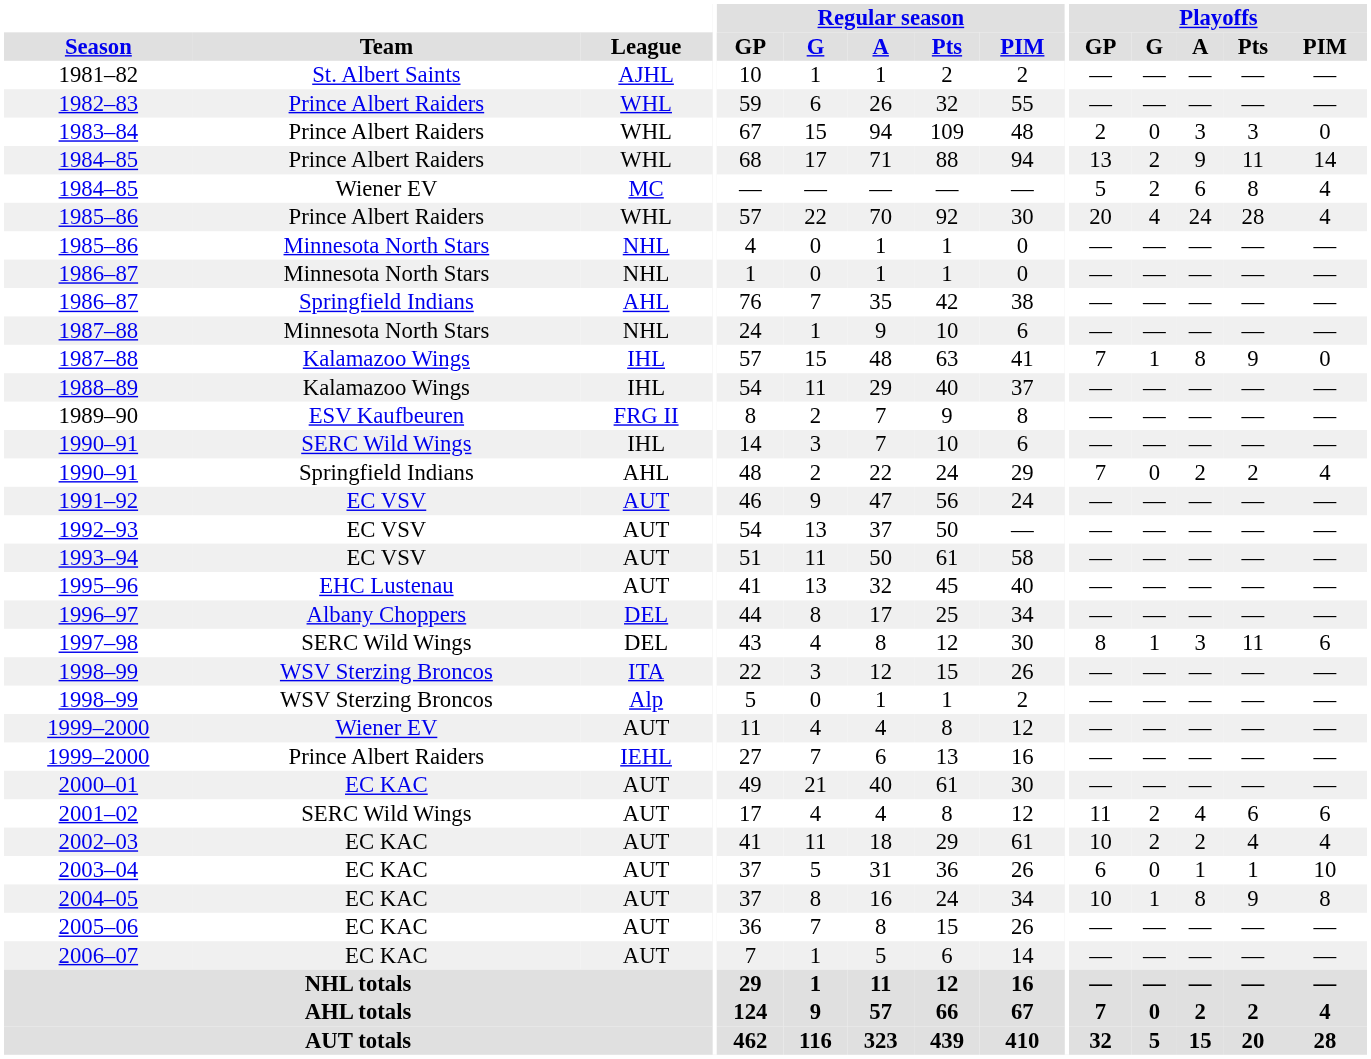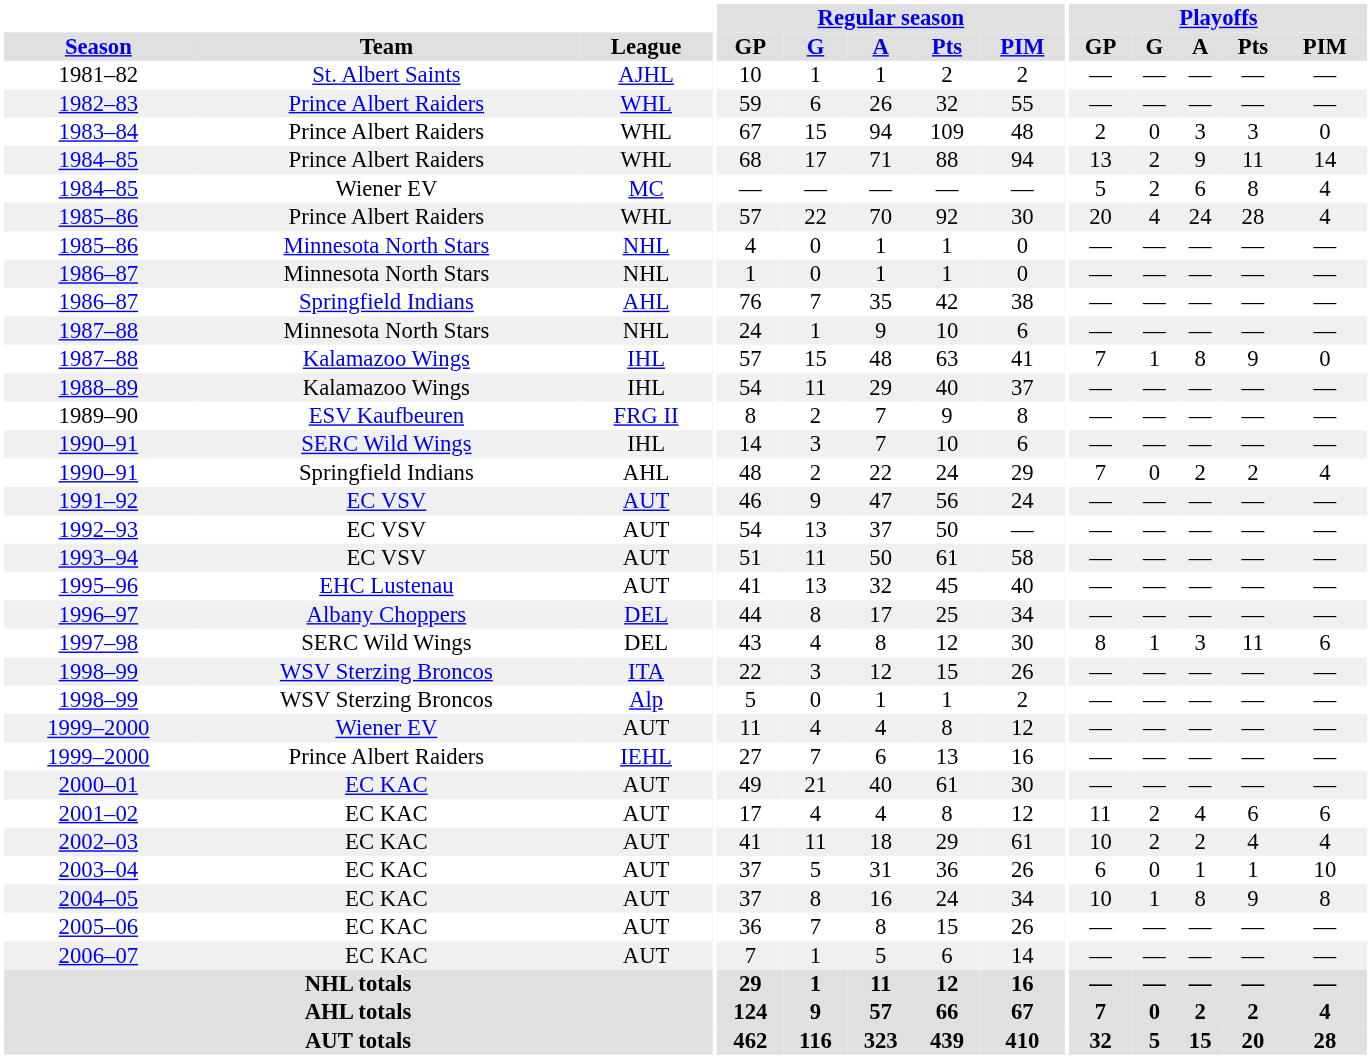(386, 813) SERC Wild Wings -> (386, 813) EC KAC
